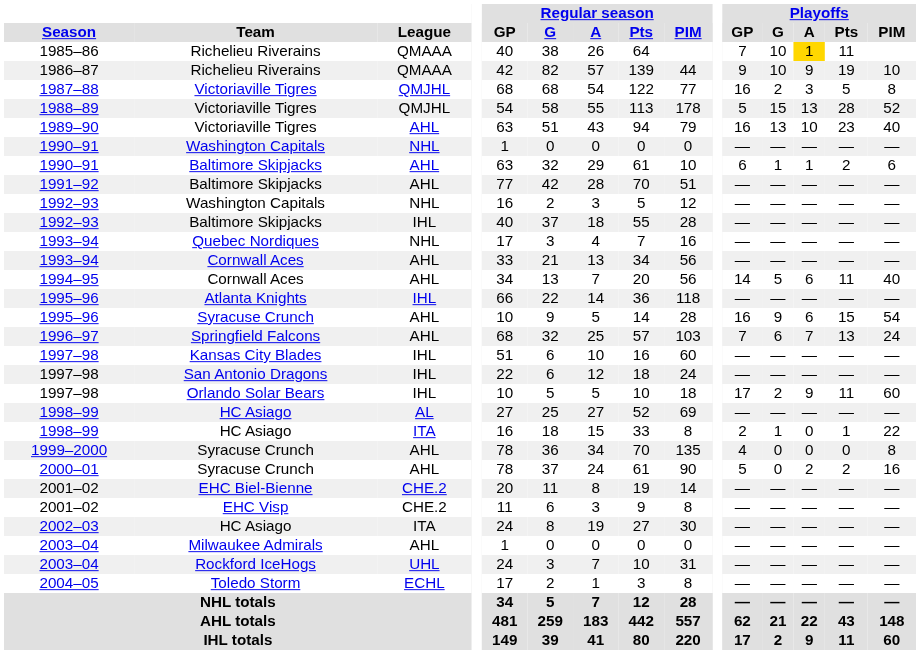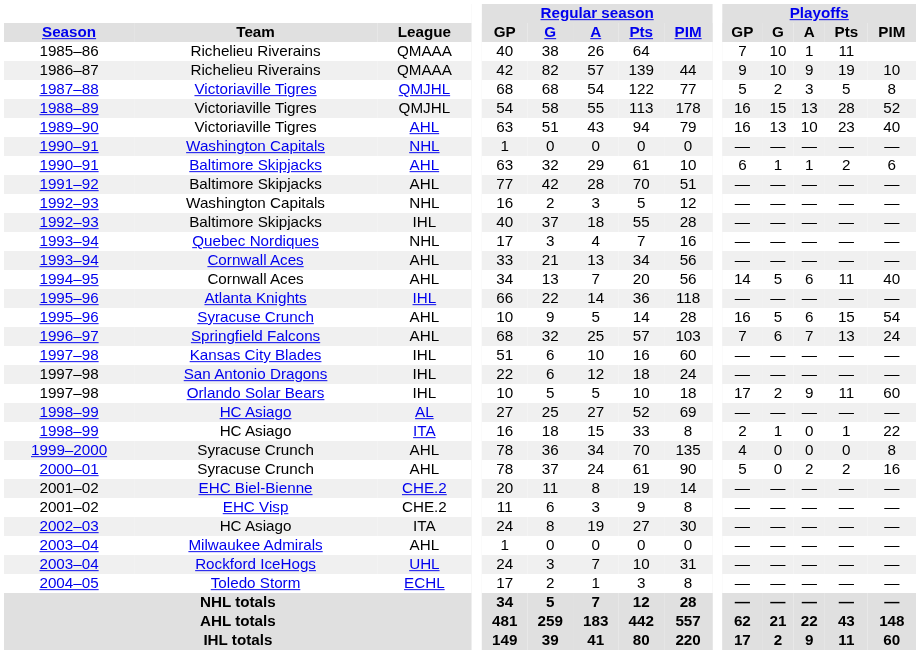(809, 51) gold background -> (809, 51) no background
(742, 89) 16 -> (742, 89) 5
(742, 108) 5 -> (742, 108) 16
(778, 317) 9 -> (778, 317) 5
